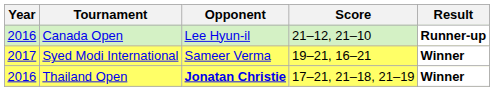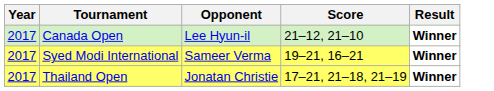(22, 36) 2016 -> (22, 36) 2017
(453, 36) Runner-up -> (435, 36) Winner
(22, 77) 2016 -> (22, 77) 2017
(235, 77) bold -> (231, 77) normal
